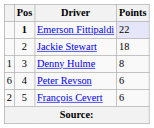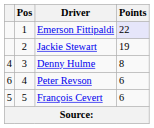(24, 30) bold -> (24, 30) normal
(124, 47) 18 -> (124, 47) 19
(9, 64) 1 -> (9, 64) 4
(9, 98) 2 -> (9, 98) 5
